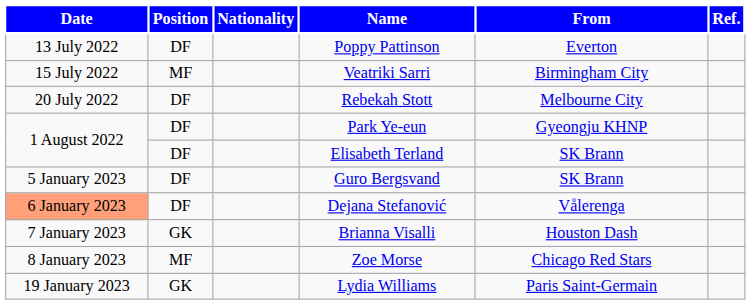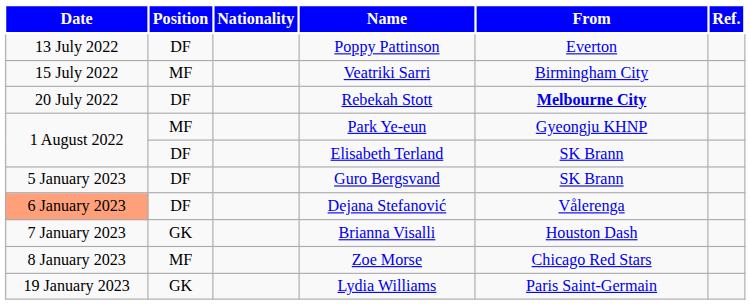(592, 100) normal -> (592, 100) bold
(181, 126) DF -> (181, 126) MF
